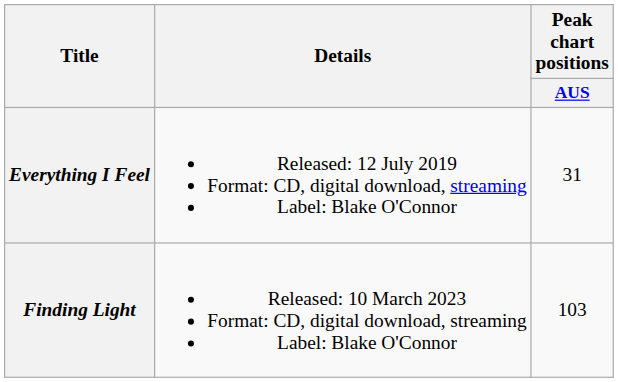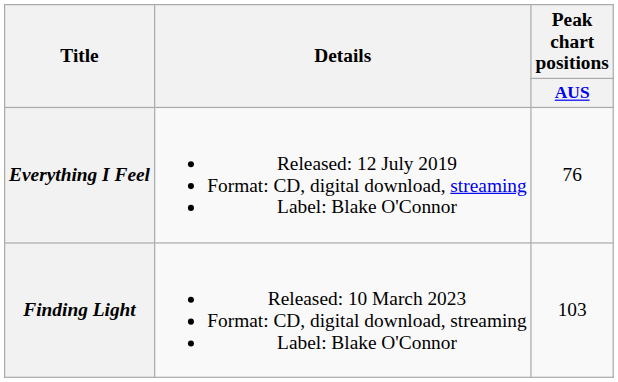(572, 174) 31 -> (572, 174) 76
